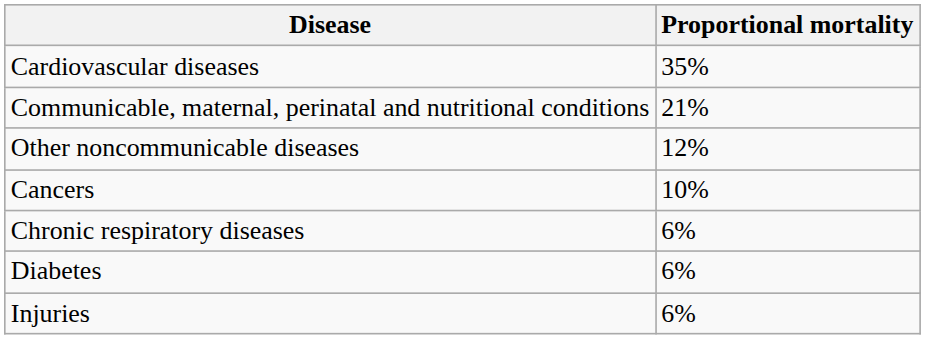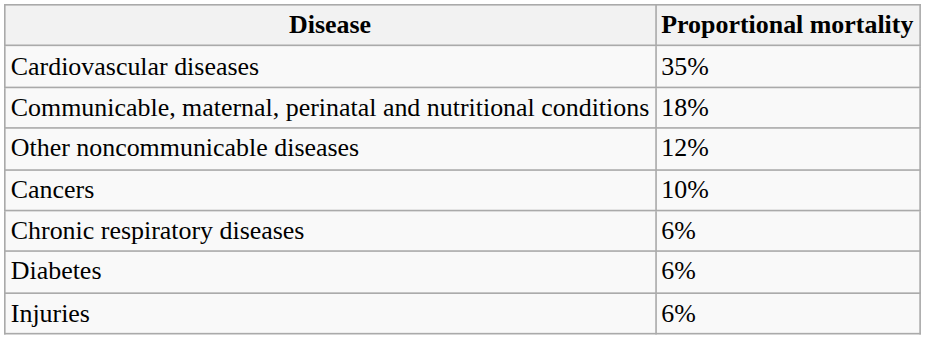(685, 107) 21% -> (685, 107) 18%
